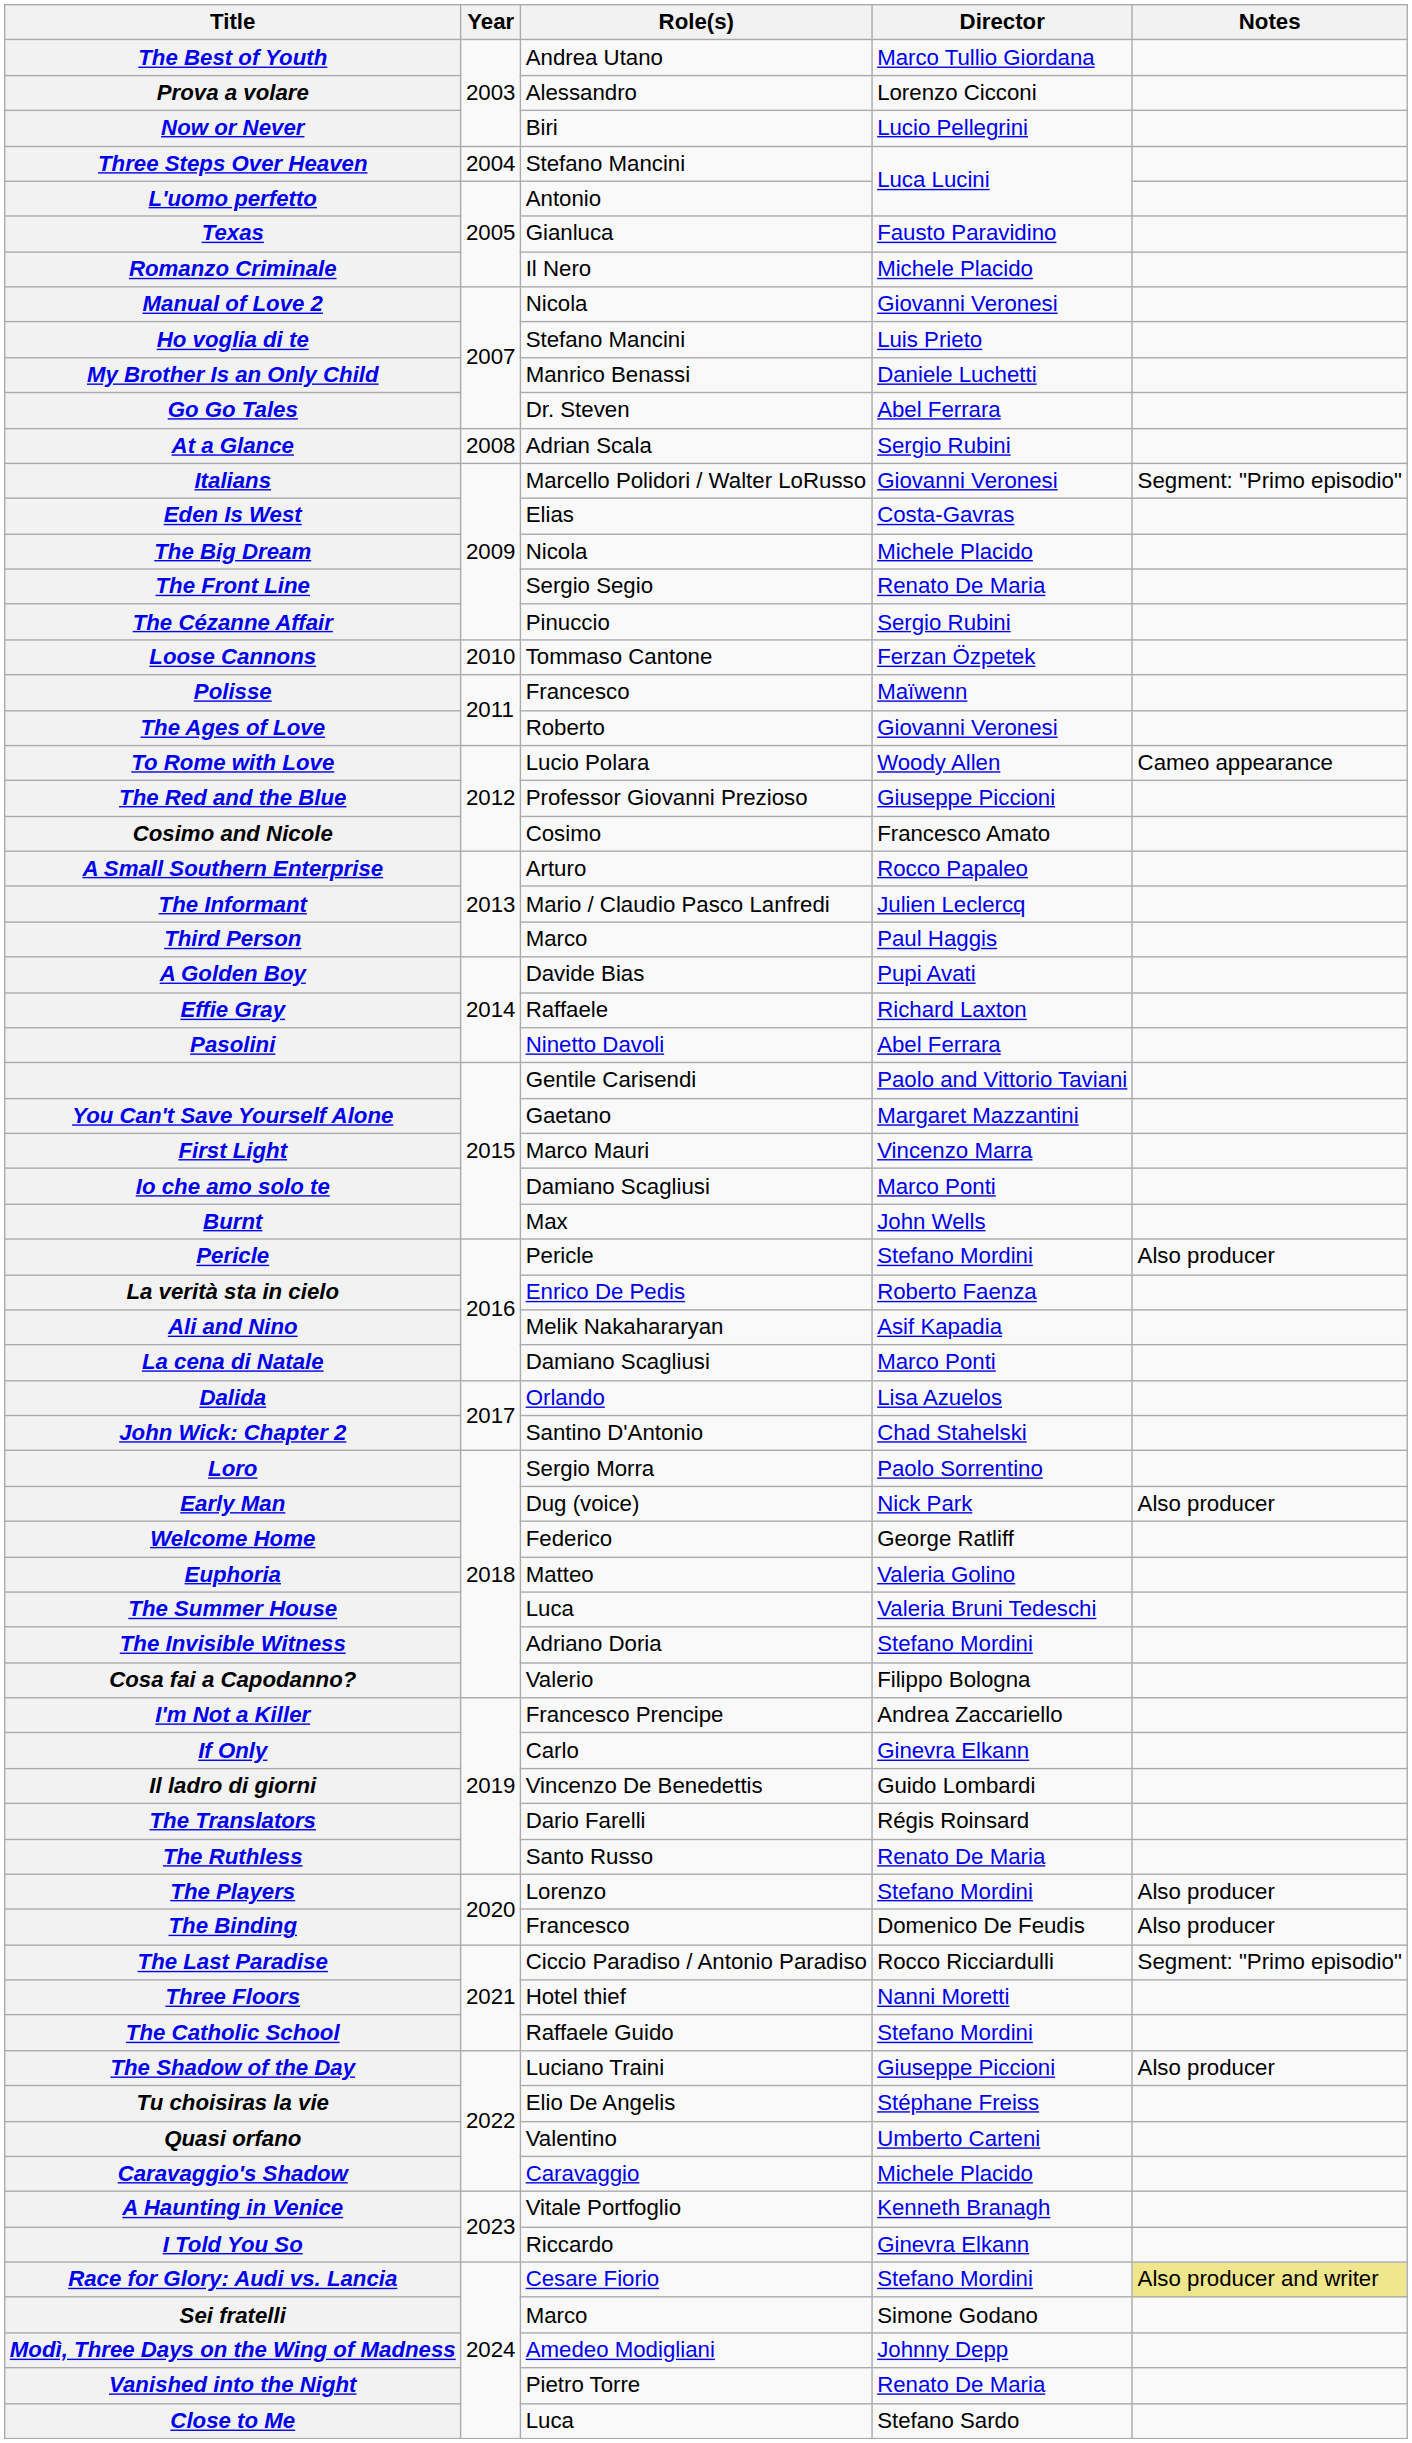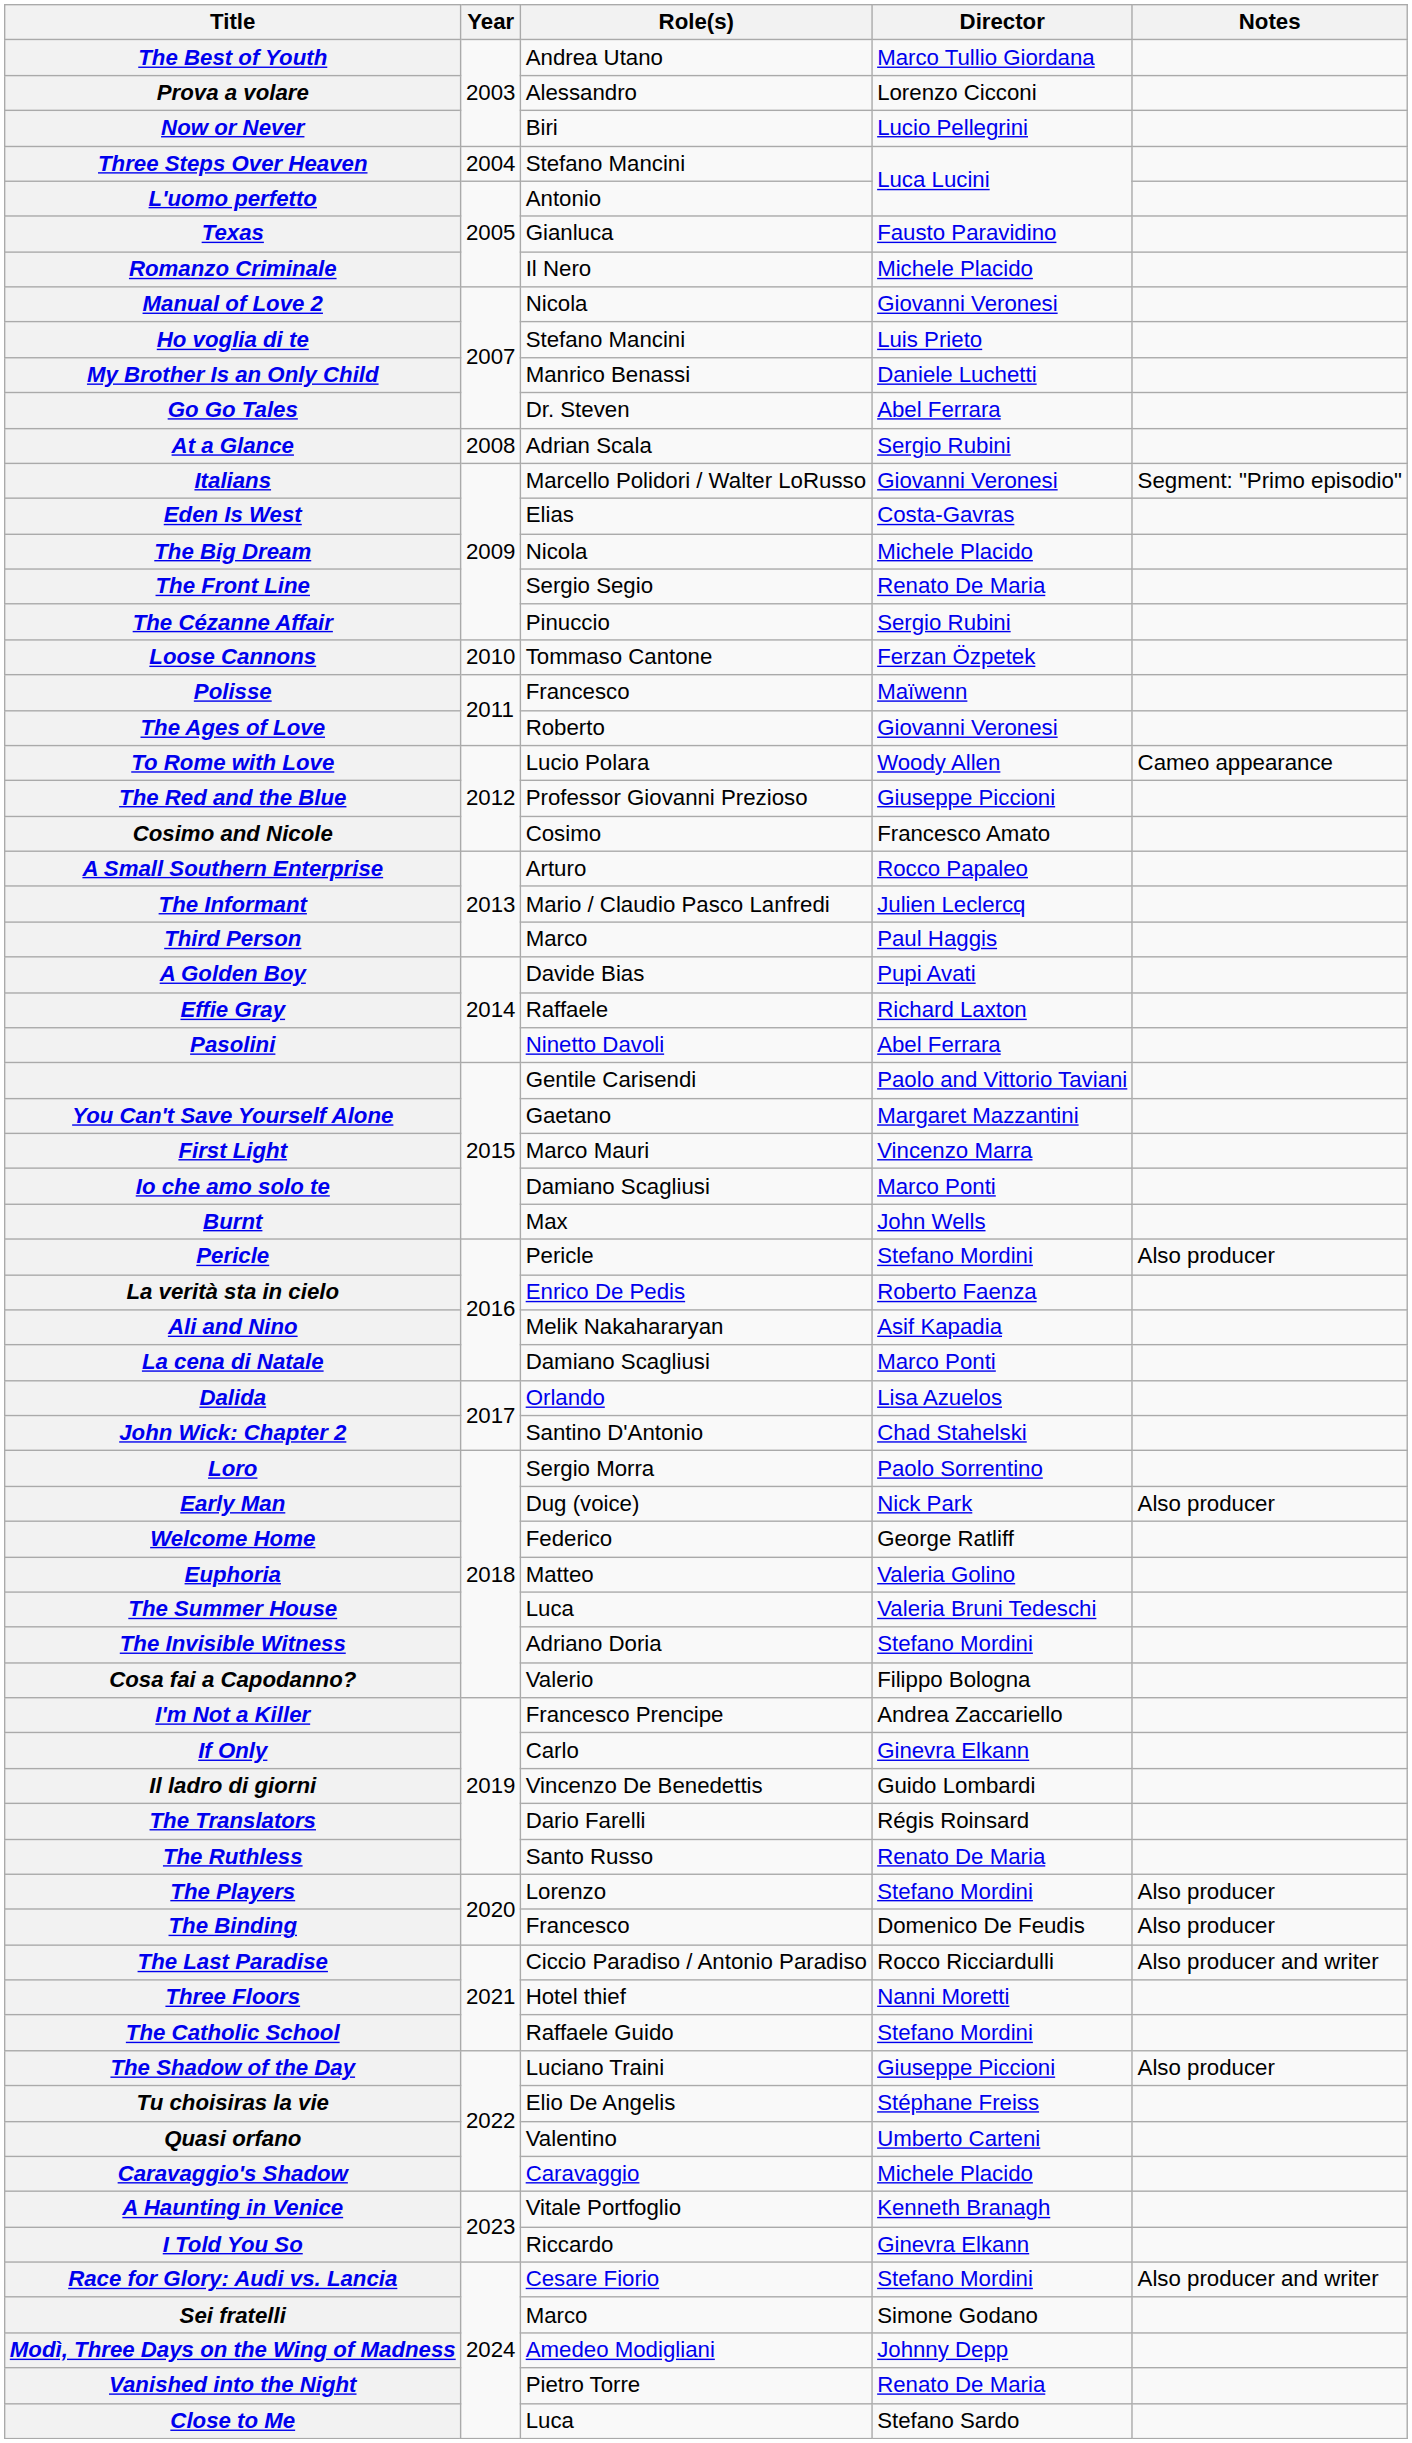(1270, 1962) Segment: "Primo episodio" -> (1258, 1962) Also producer and writer
(1258, 2279) khaki background -> (1258, 2279) no background
